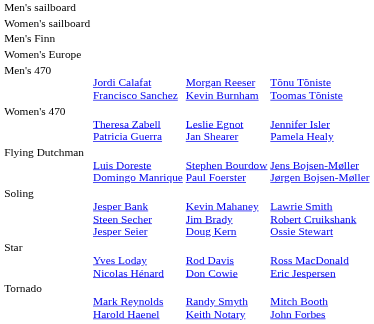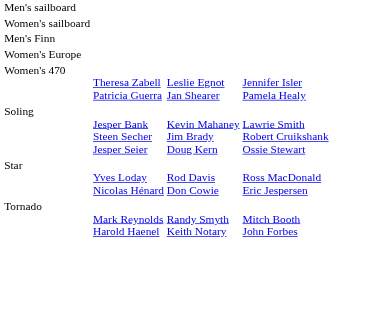- row: (28, 70)
- row: (44, 152)
